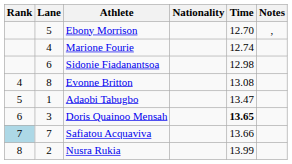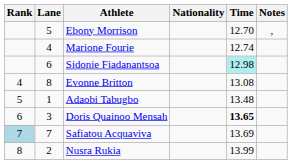(242, 64) no background -> (242, 64) paleturquoise background
(242, 99) 13.47 -> (242, 99) 13.48
(242, 133) 13.66 -> (242, 133) 13.69
